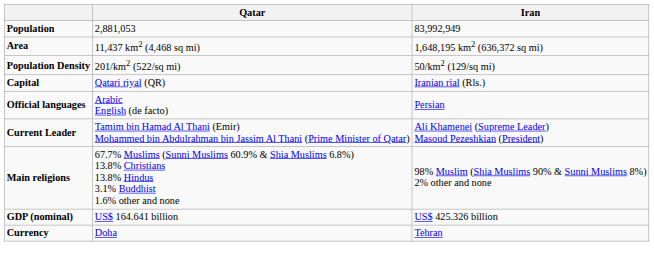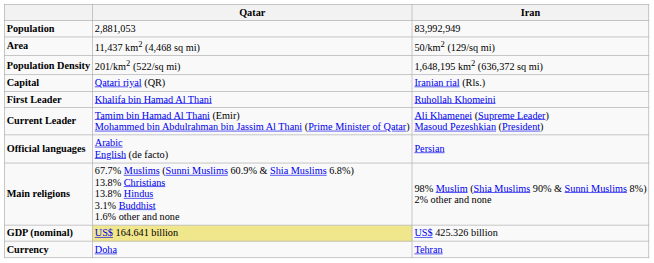(479, 46) 1,648,195 km2 (636,372 sq mi) -> (455, 46) 50/km2 (129/sq mi)
(455, 65) 50/km2 (129/sq mi) -> (479, 65) 1,648,195 km2 (636,372 sq mi)
+ row: (34, 99)
rows swapped: (41, 132) <-> (46, 105)
(136, 217) no background -> (136, 233) khaki background
